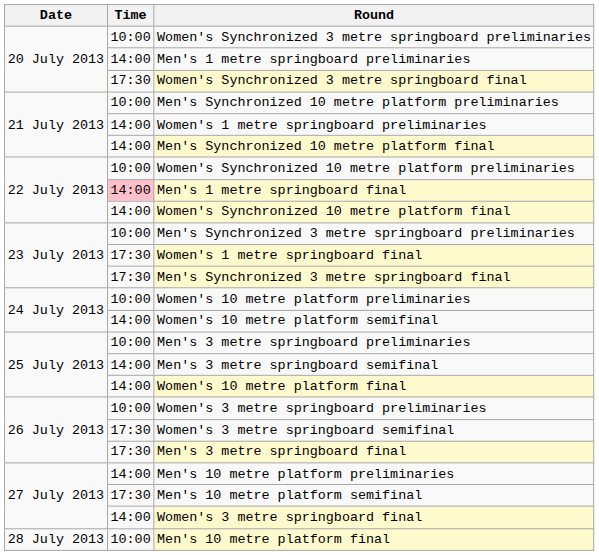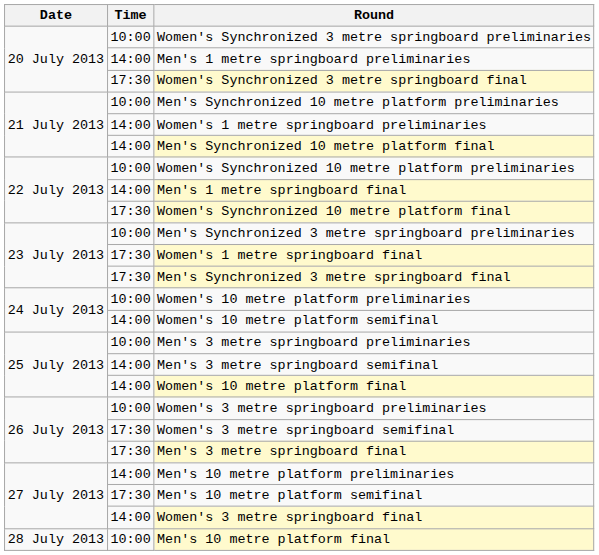(131, 190) pink background -> (131, 190) no background
(131, 212) 14:00 -> (131, 212) 17:30
